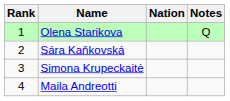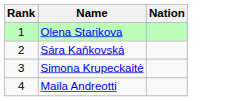- column: (206, 13)
